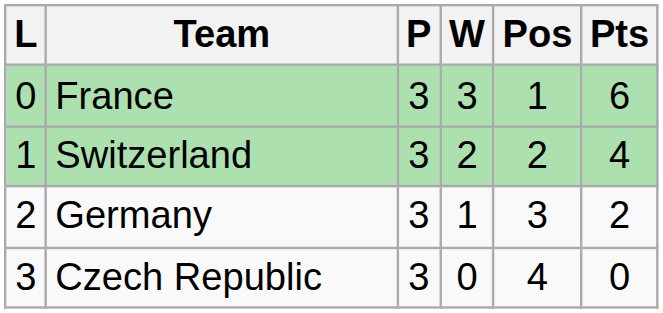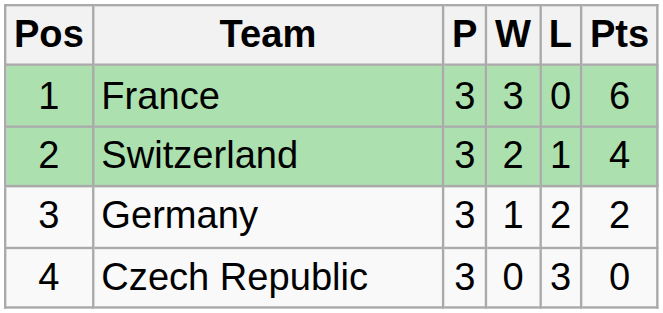columns swapped: (537, 34) <-> (26, 34)
